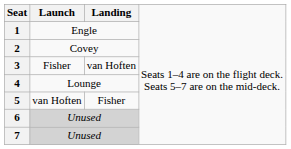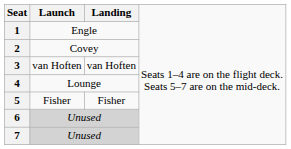(57, 65) Fisher -> (57, 65) van Hoften
(57, 100) van Hoften -> (57, 100) Fisher
